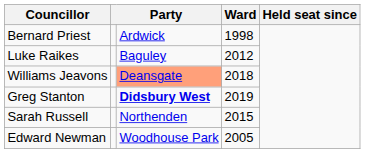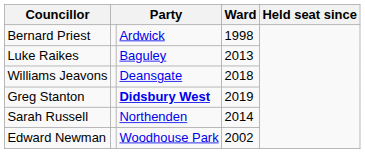(239, 55) 2012 -> (239, 55) 2013
(151, 76) lightsalmon background -> (151, 76) no background
(239, 117) 2015 -> (239, 117) 2014
(239, 138) 2005 -> (239, 138) 2002
